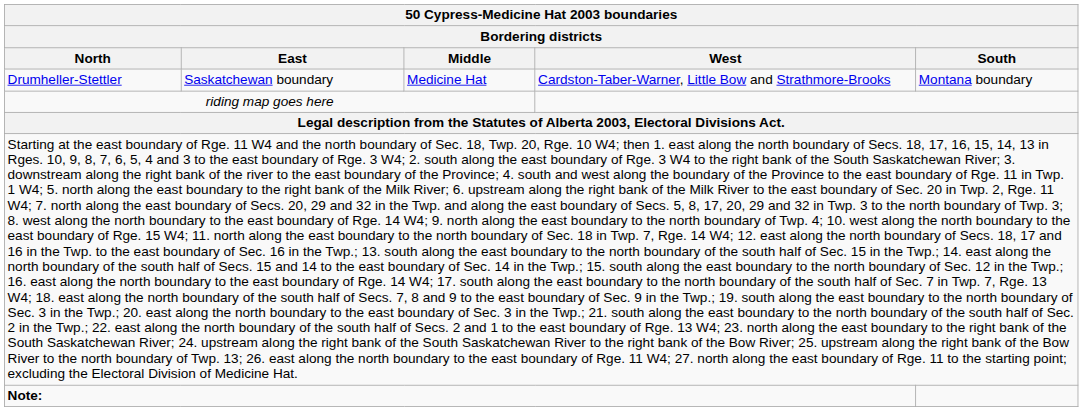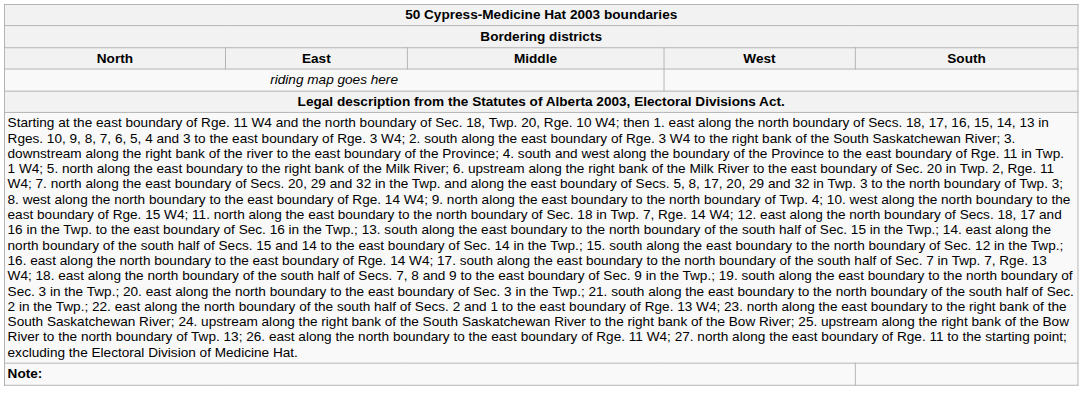- row: (65, 79)
